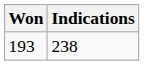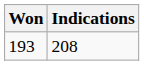(65, 45) 238 -> (65, 45) 208
